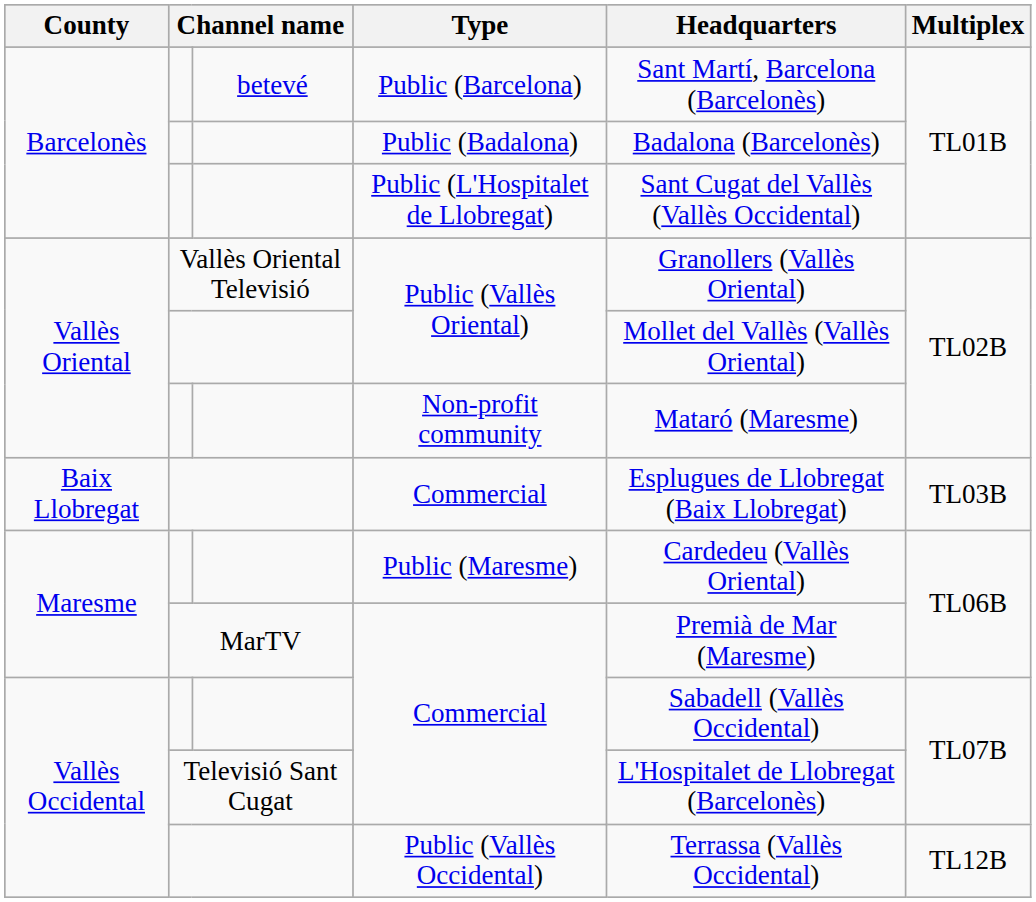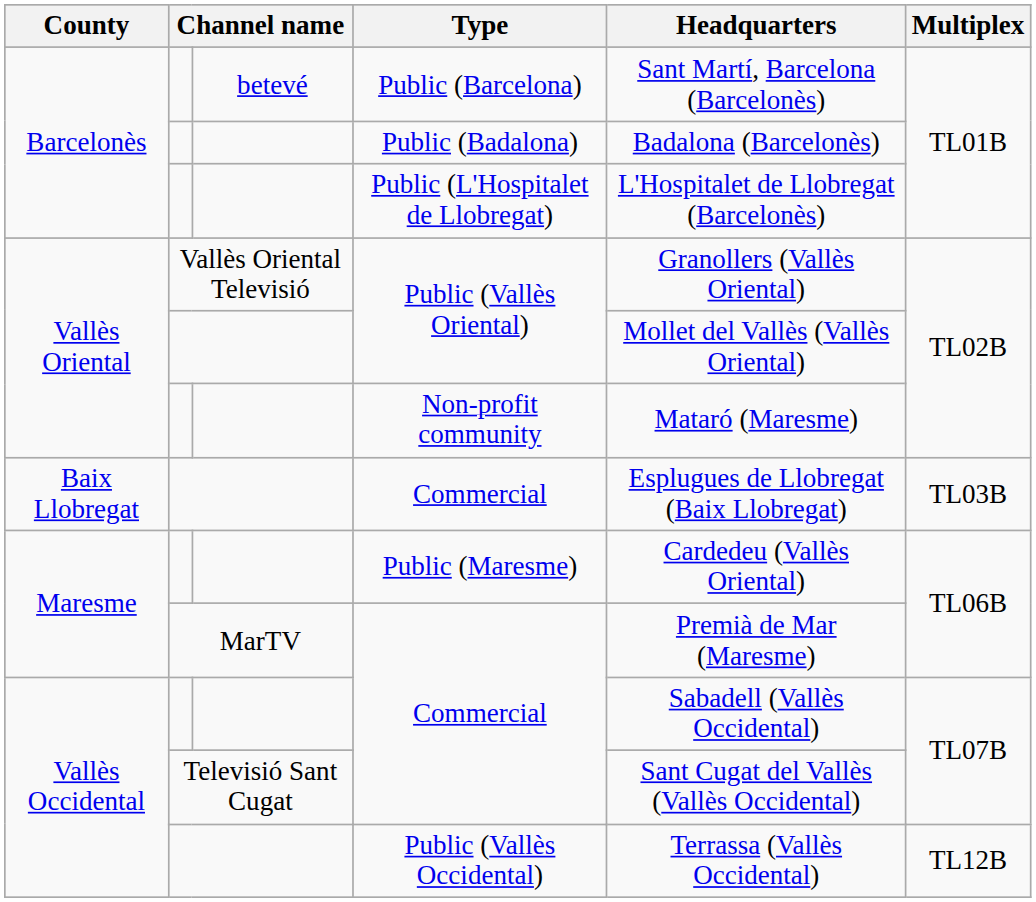(756, 200) Sant Cugat del Vallès (Vallès Occidental) -> (756, 200) L'Hospitalet de Llobregat (Barcelonès)
(756, 786) L'Hospitalet de Llobregat (Barcelonès) -> (756, 786) Sant Cugat del Vallès (Vallès Occidental)
